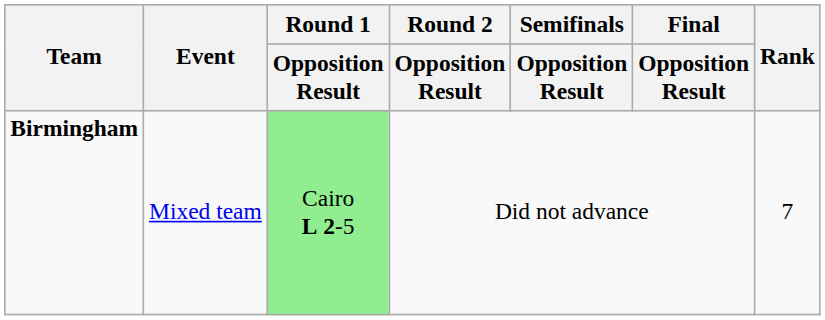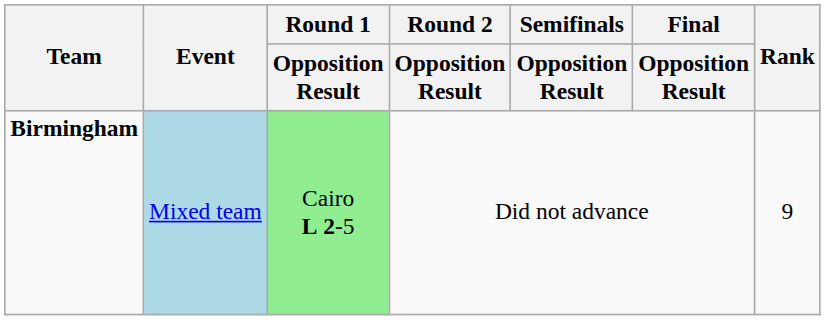(205, 212) no background -> (205, 212) lightblue background
(787, 212) 7 -> (787, 212) 9
